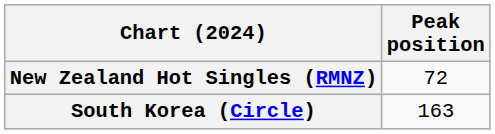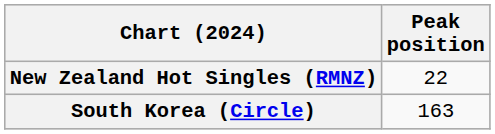(436, 78) 72 -> (436, 78) 22
